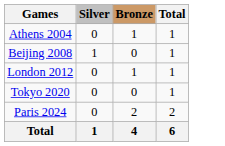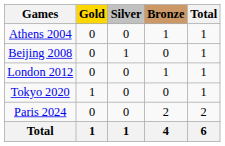+ column: (92, 14)
